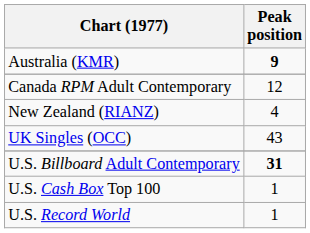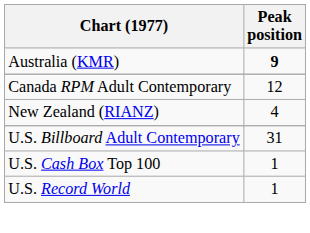- row: (70, 138)
(275, 163) bold -> (275, 138) normal
